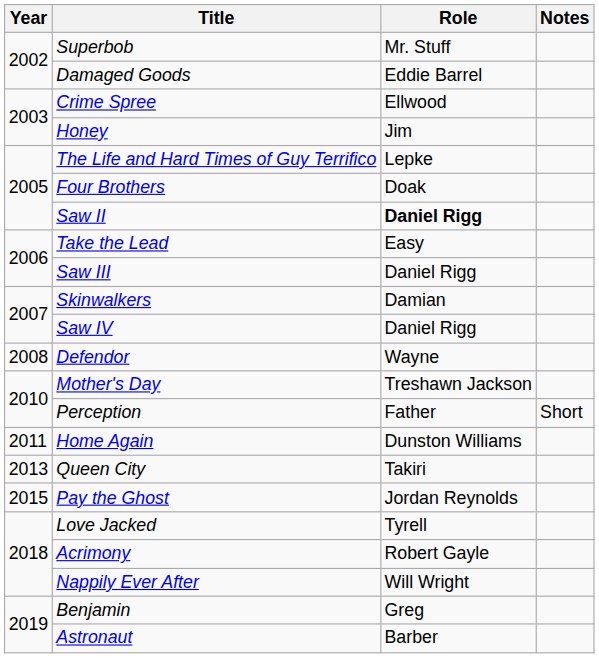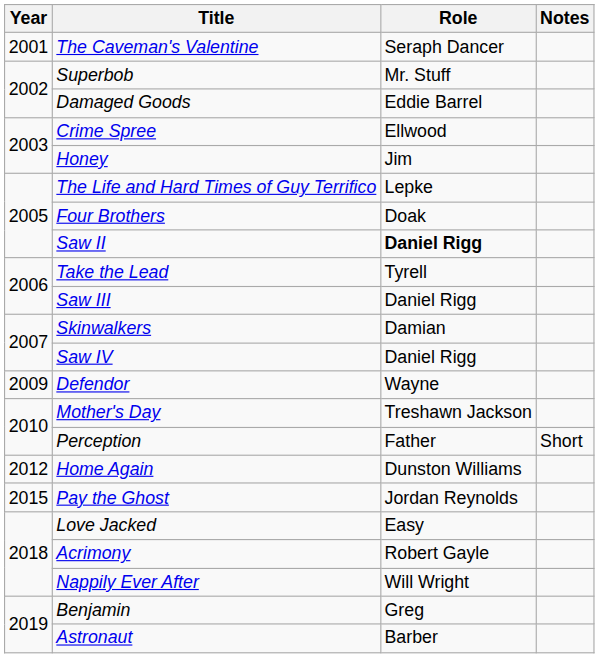+ row: (157, 46)
(404, 243) Easy -> (406, 272) Tyrell
(28, 356) 2008 -> (28, 384) 2009
(28, 441) 2011 -> (28, 469) 2012
- row: (101, 469)
(406, 525) Tyrell -> (404, 525) Easy
